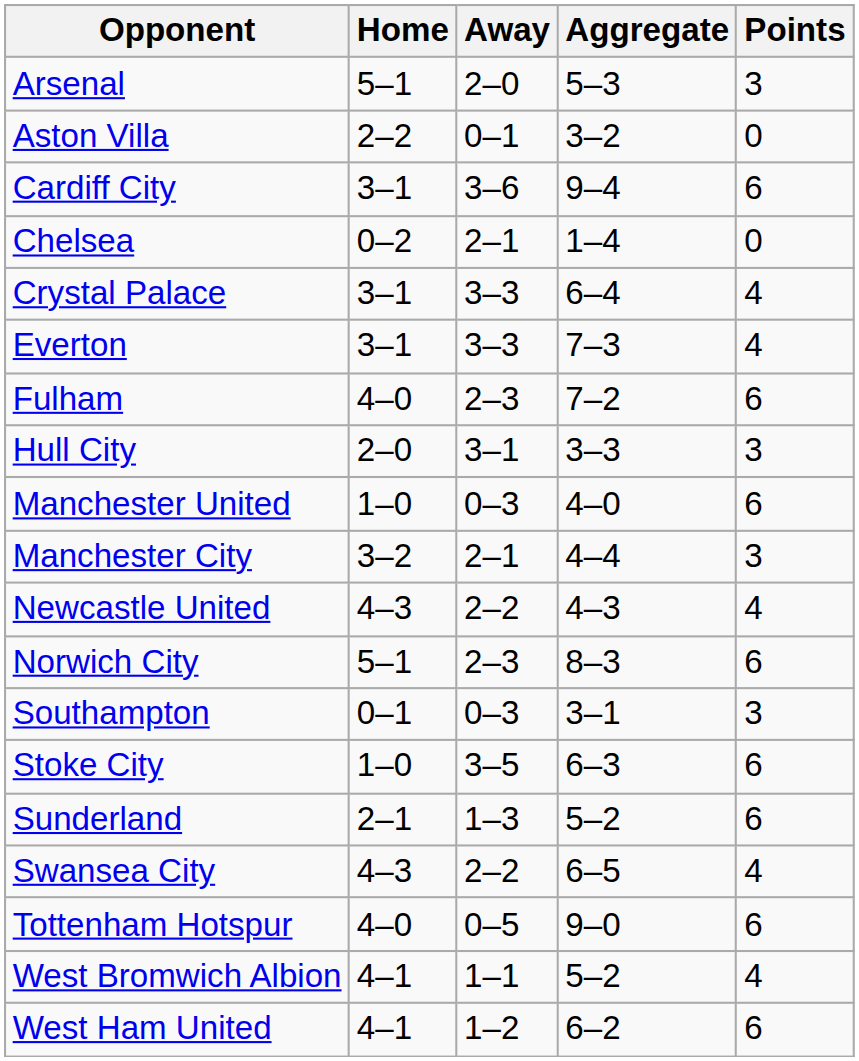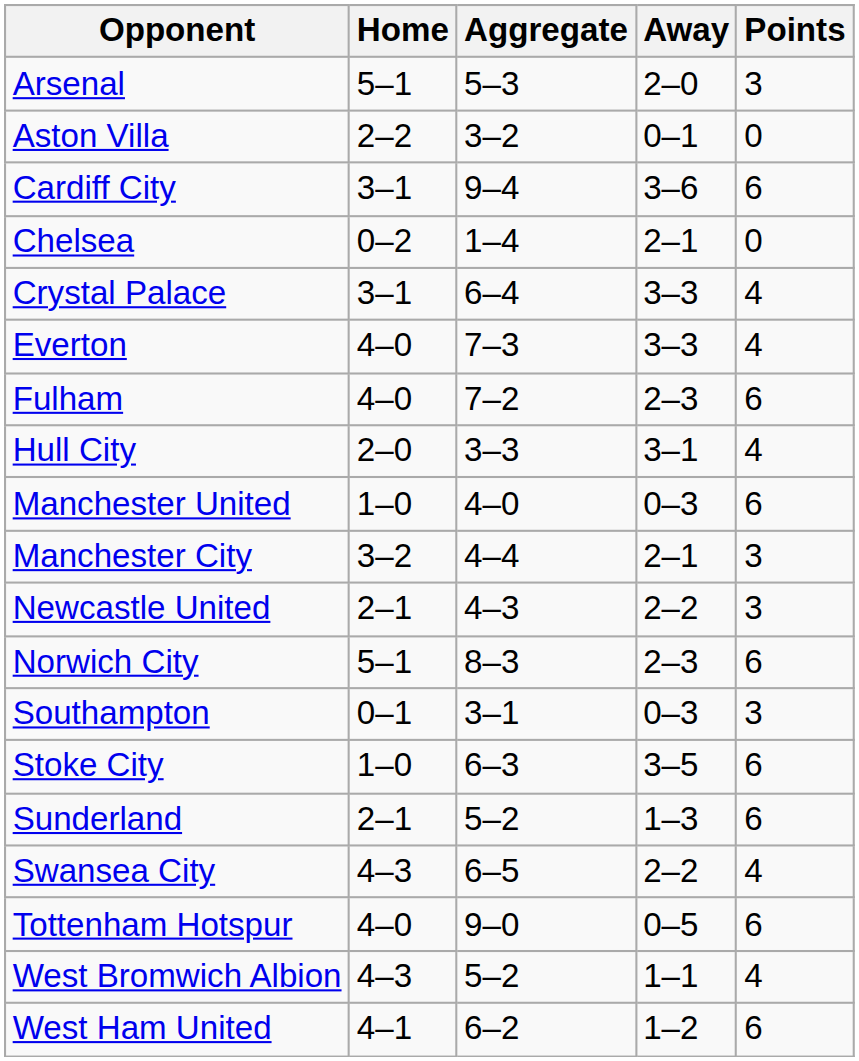columns swapped: (507, 30) <-> (647, 30)
(384, 345) 3–1 -> (384, 345) 4–0
(754, 450) 3 -> (754, 450) 4
(384, 608) 4–3 -> (384, 608) 2–1
(754, 608) 4 -> (754, 608) 3
(384, 976) 4–1 -> (384, 976) 4–3
